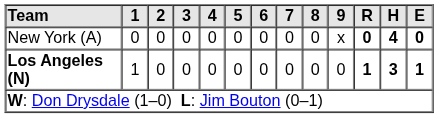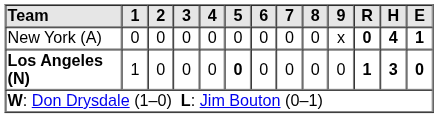(420, 38) 0 -> (420, 38) 1
(238, 69) normal -> (238, 69) bold
(420, 69) 1 -> (420, 69) 0
